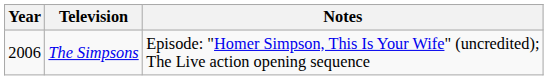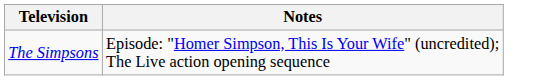- column: (25, 17)
